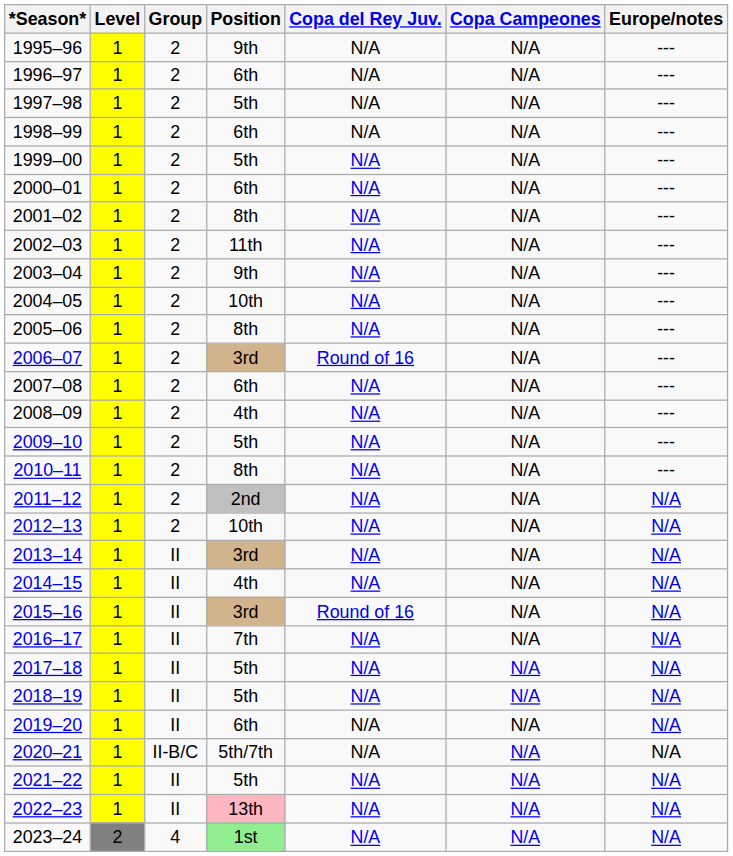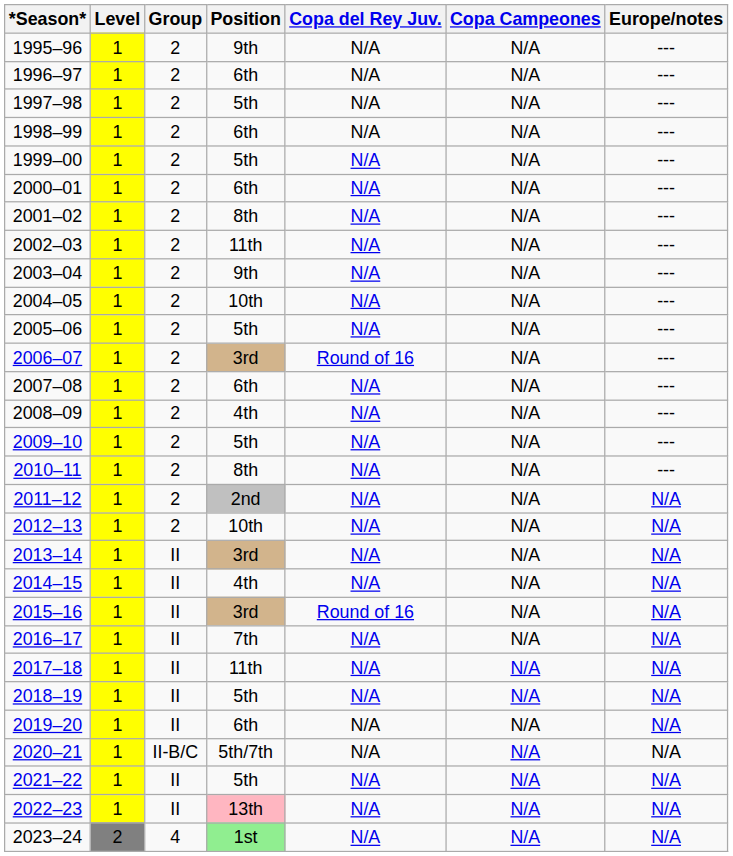(246, 329) 8th -> (246, 329) 5th
(246, 668) 5th -> (246, 668) 11th
